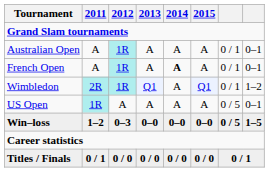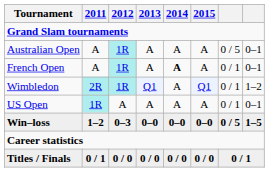(230, 50) 0 / 1 -> (230, 50) 0 / 5
(230, 104) 0 / 5 -> (230, 104) 0 / 1
